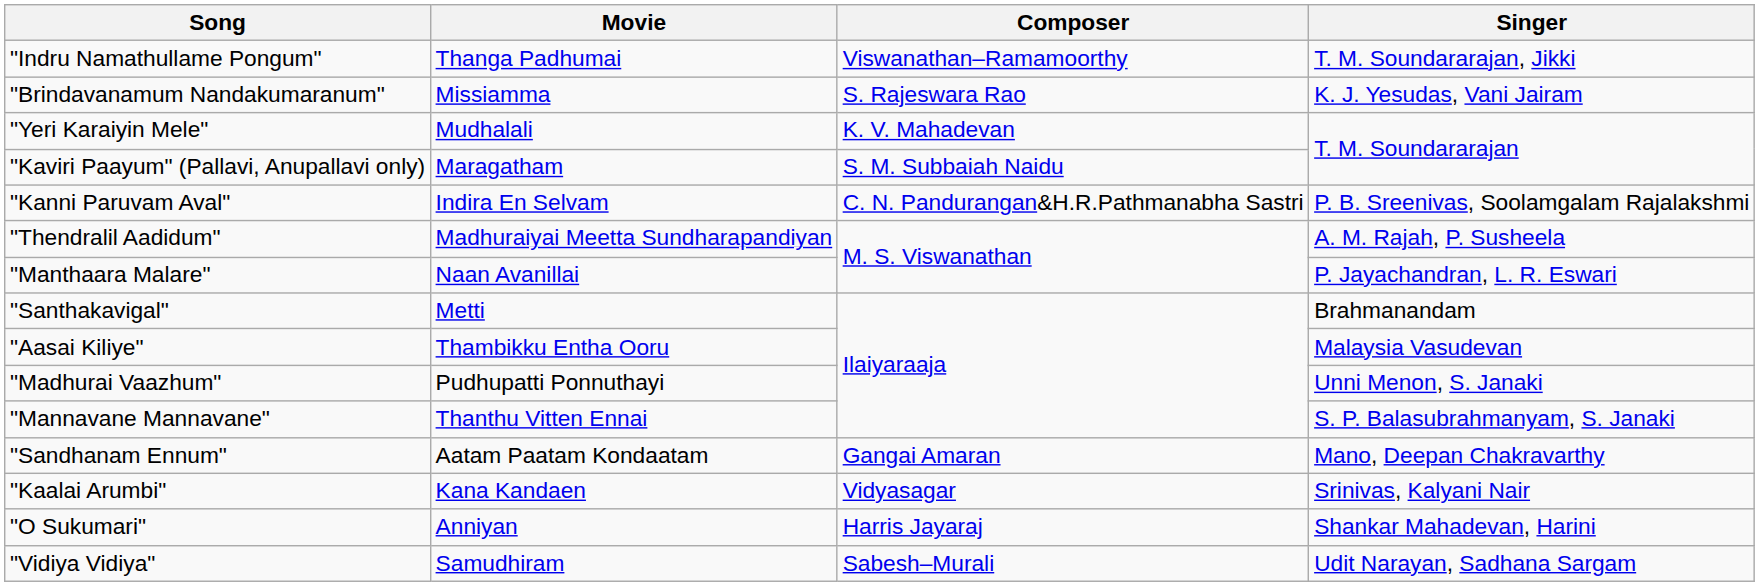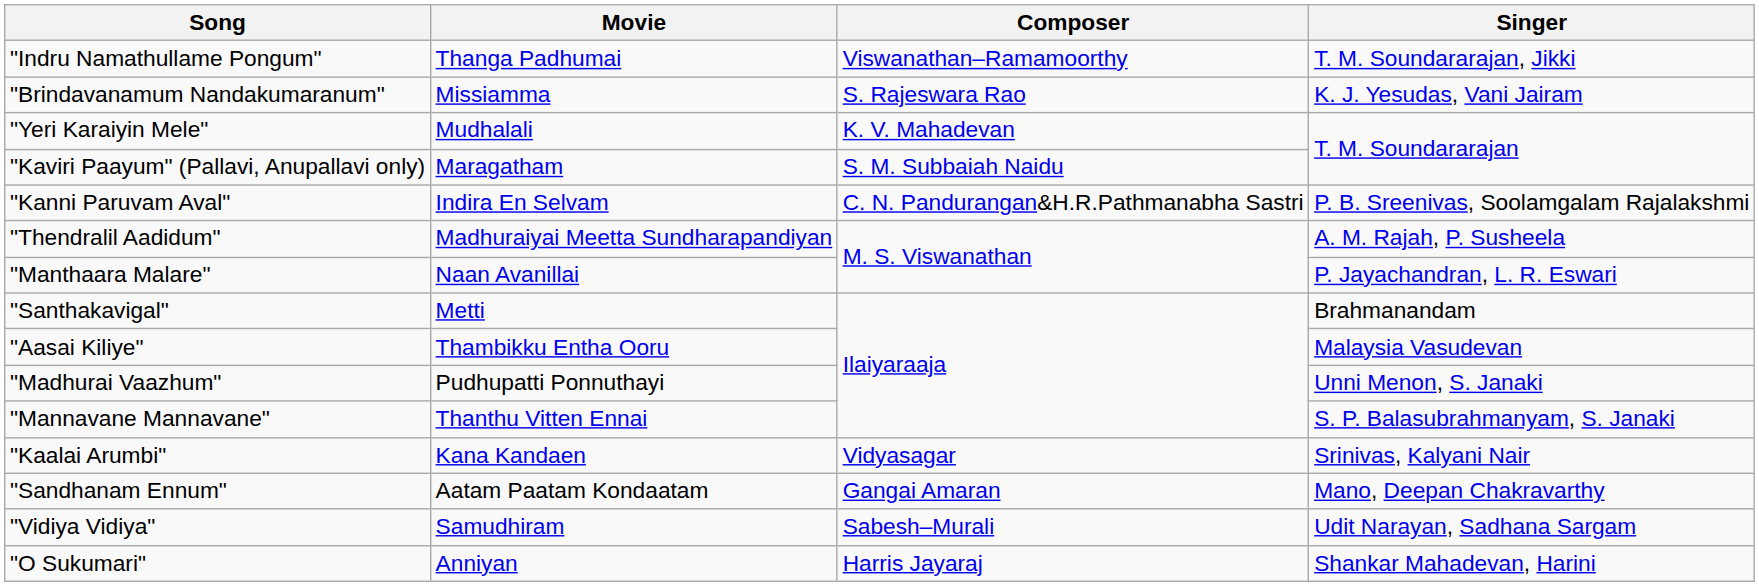rows swapped: (118, 454) <-> (88, 490)
rows swapped: (78, 526) <-> (83, 563)
